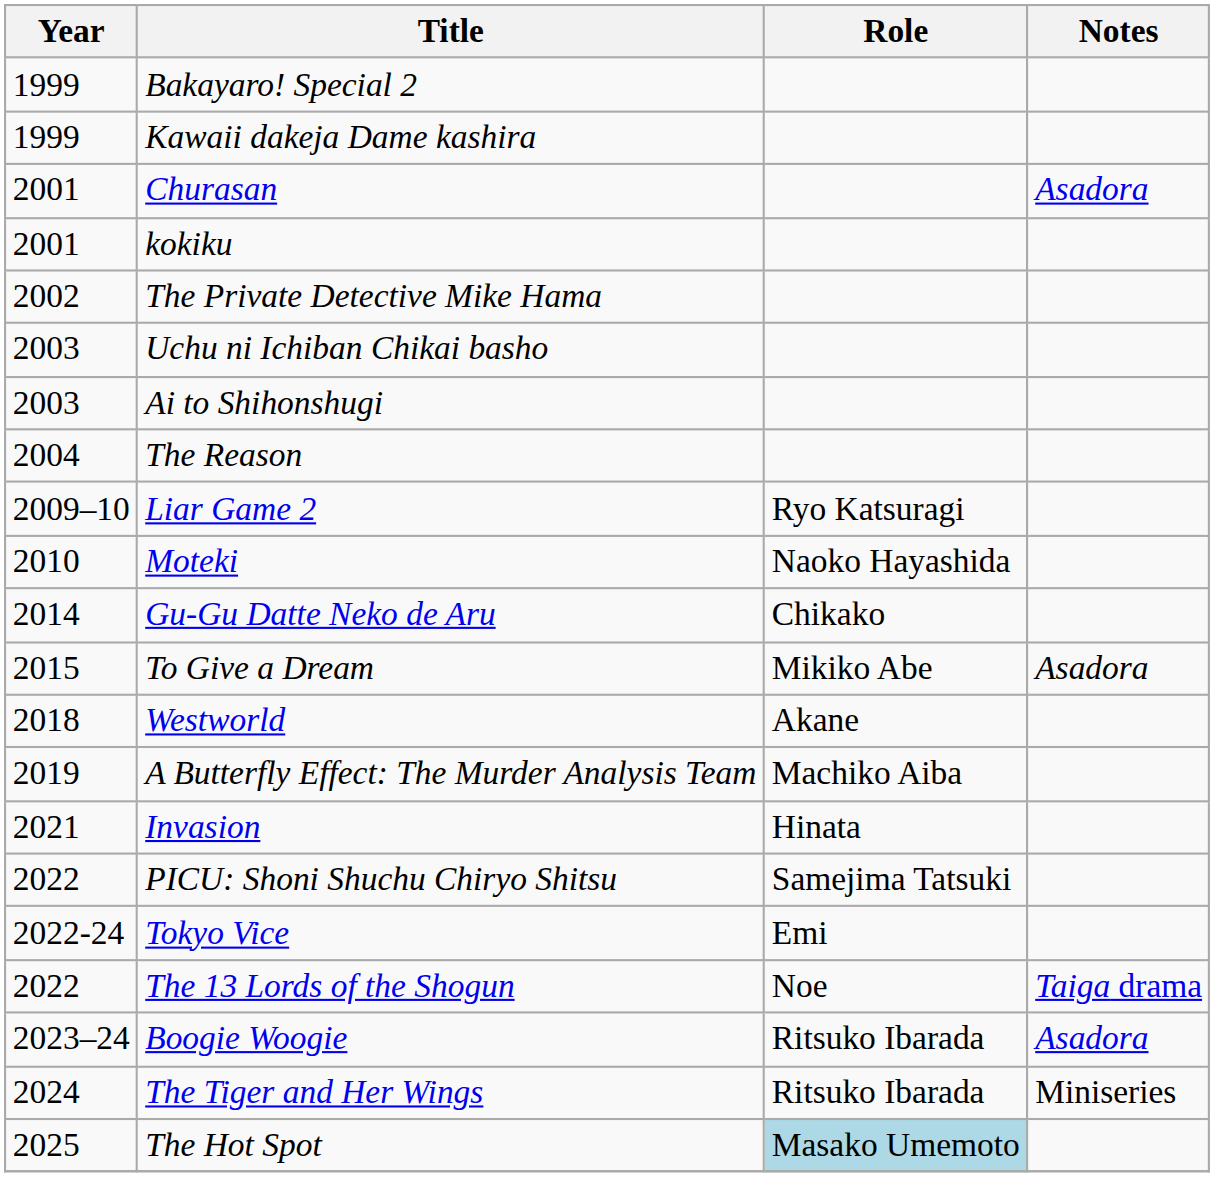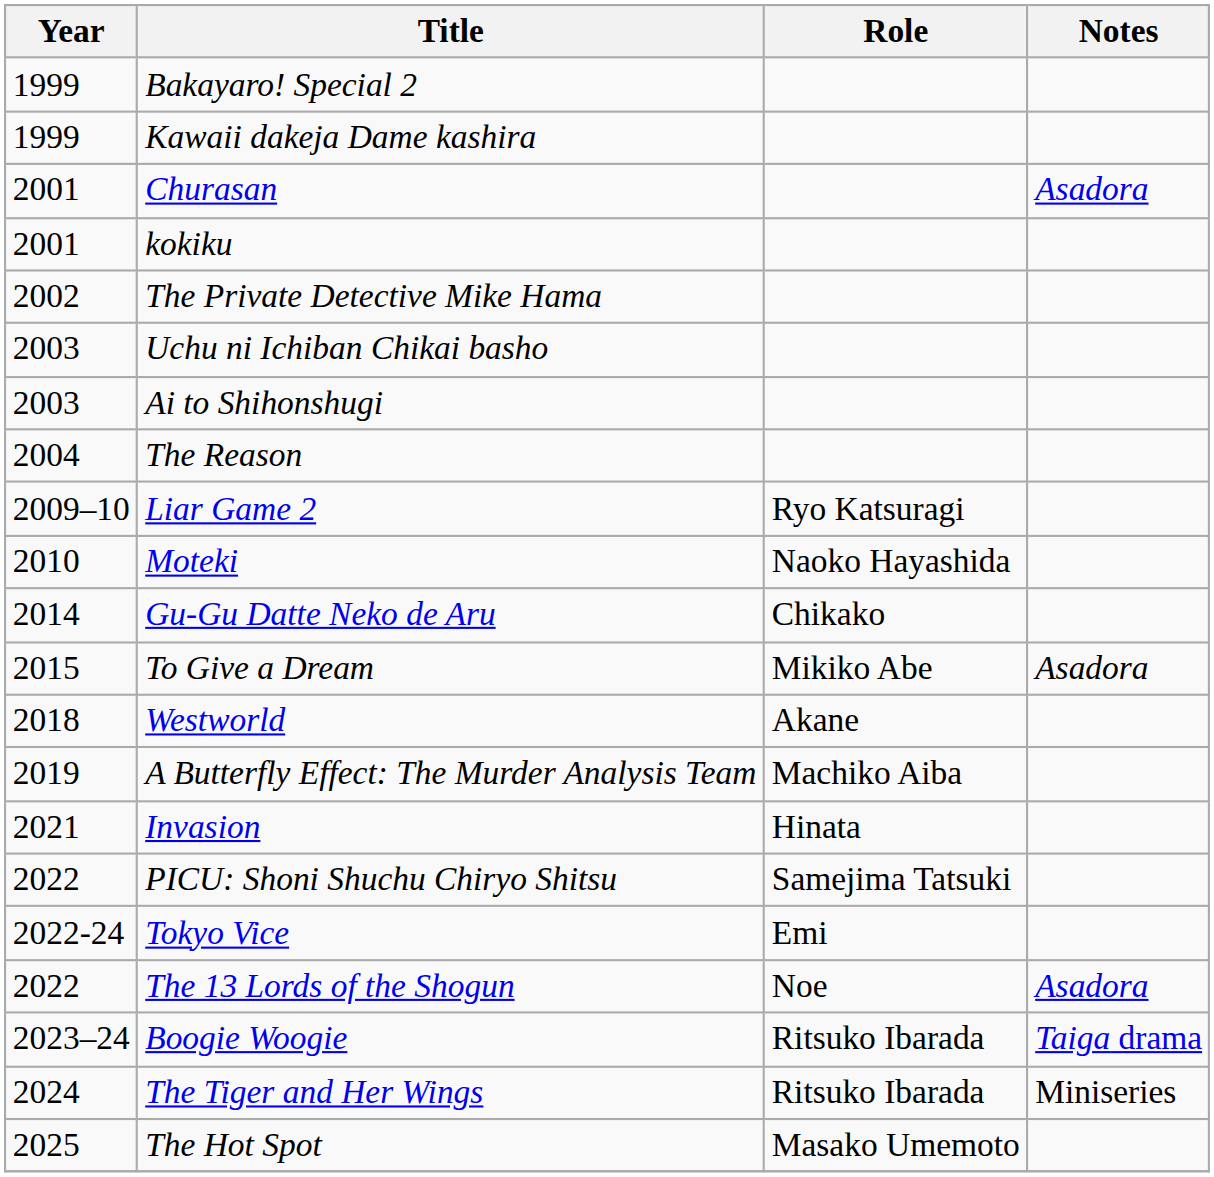(1119, 985) Taiga drama -> (1092, 985) Asadora
(1092, 1038) Asadora -> (1119, 1038) Taiga drama
(896, 1144) lightblue background -> (896, 1144) no background
